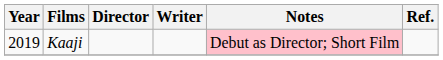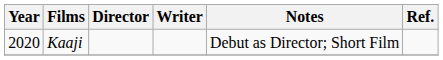(24, 42) 2019 -> (24, 42) 2020
(305, 42) pink background -> (305, 42) no background
